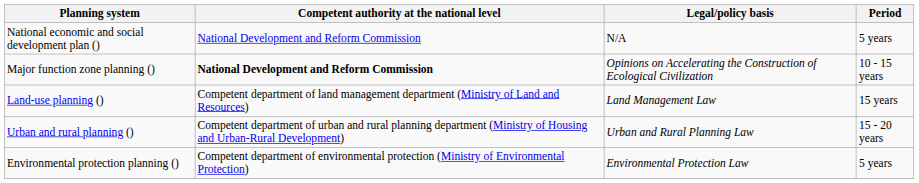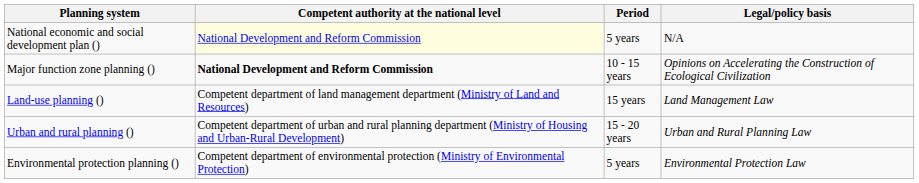columns swapped: (885, 13) <-> (730, 13)
(309, 38) no background -> (309, 38) lightyellow background
